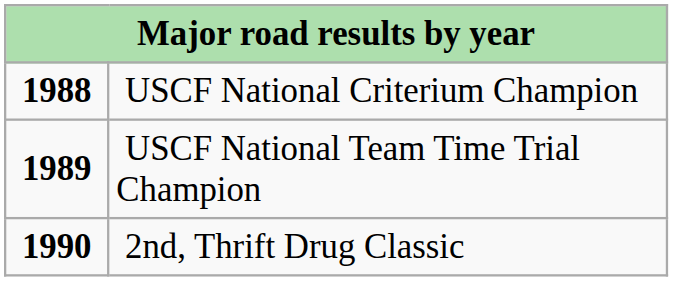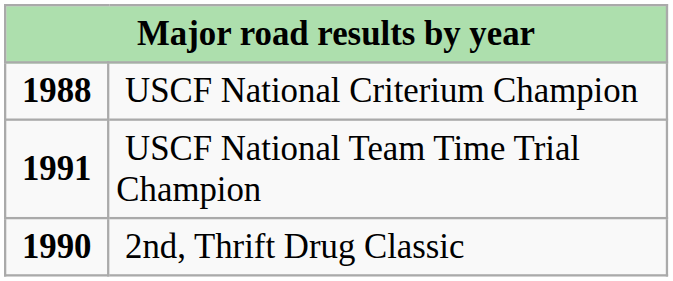(52, 168) 1989 -> (52, 168) 1991
